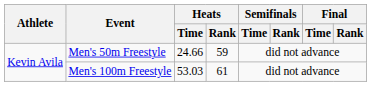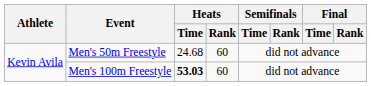(190, 52) 24.66 -> (190, 52) 24.68
(222, 52) 59 -> (222, 52) 60
(190, 72) normal -> (190, 72) bold
(222, 72) 61 -> (222, 72) 60
